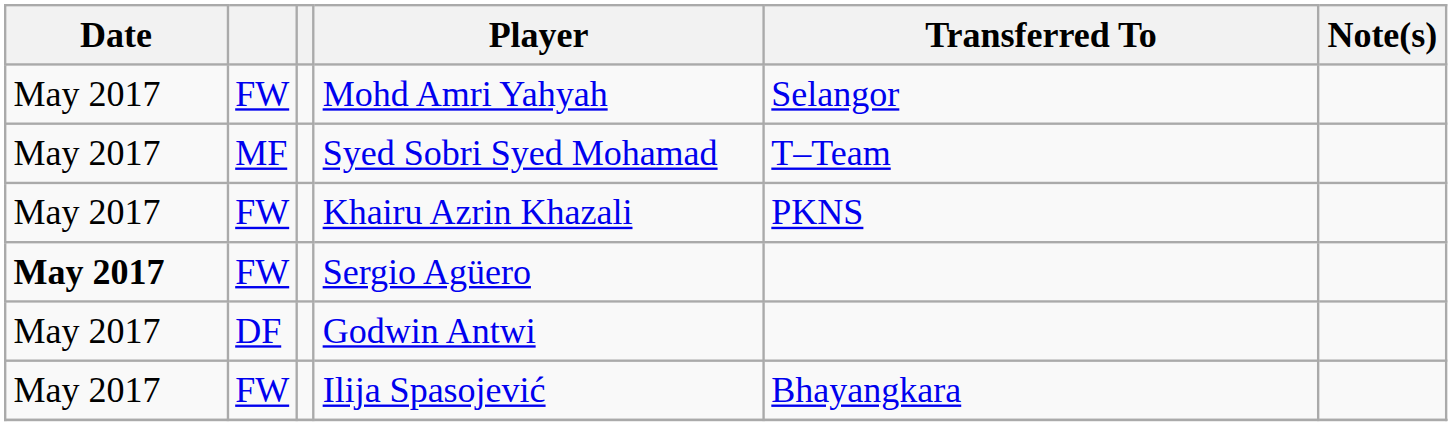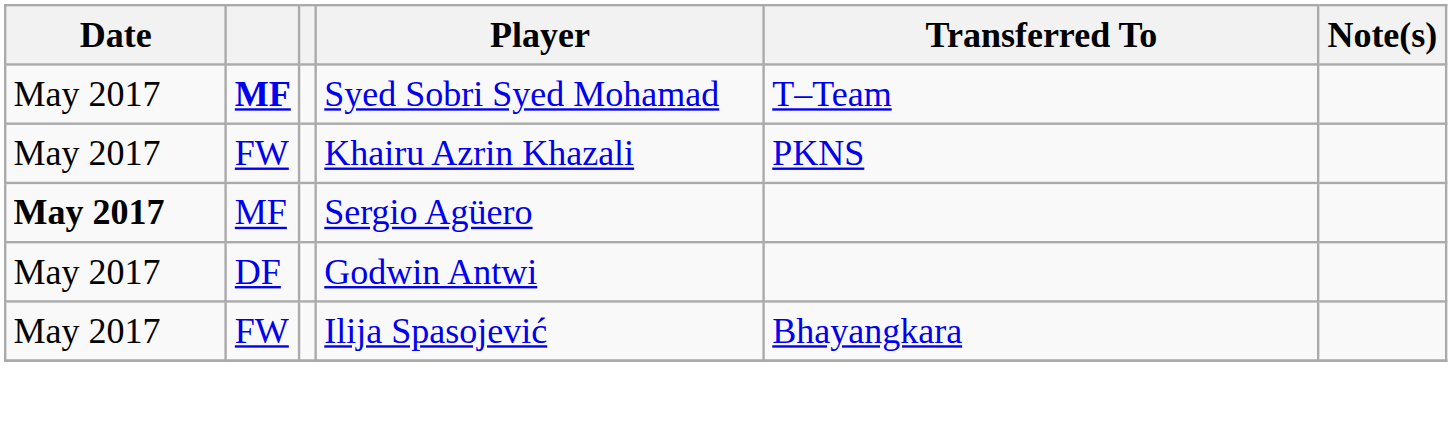- row: (465, 93)
(261, 153) normal -> (263, 93) bold
(262, 271) FW -> (261, 212) MF
